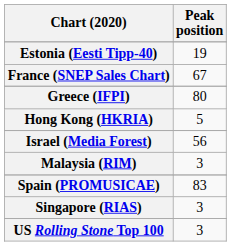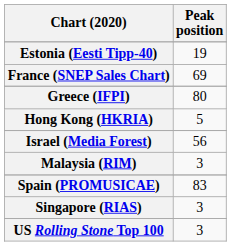(200, 75) 67 -> (200, 75) 69
